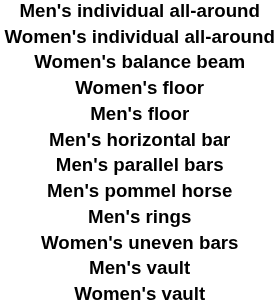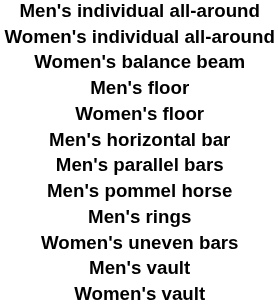rows swapped: (140, 113) <-> (140, 88)
